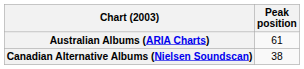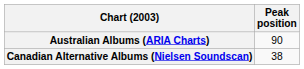(277, 40) 61 -> (277, 40) 90
